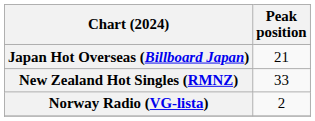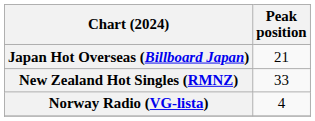(281, 103) 2 -> (281, 103) 4
